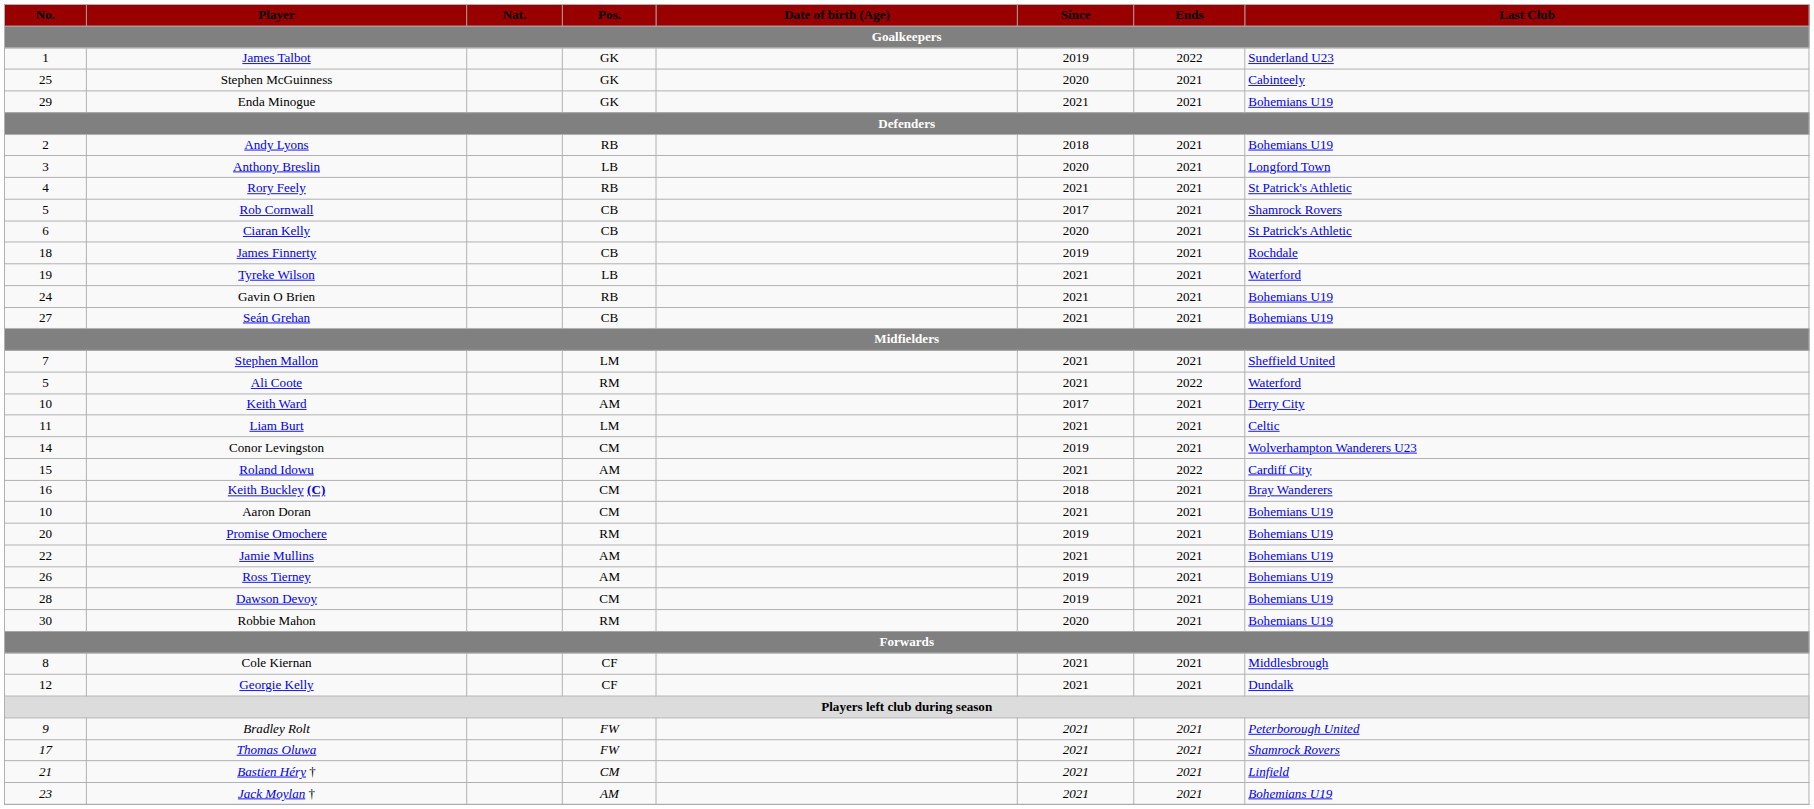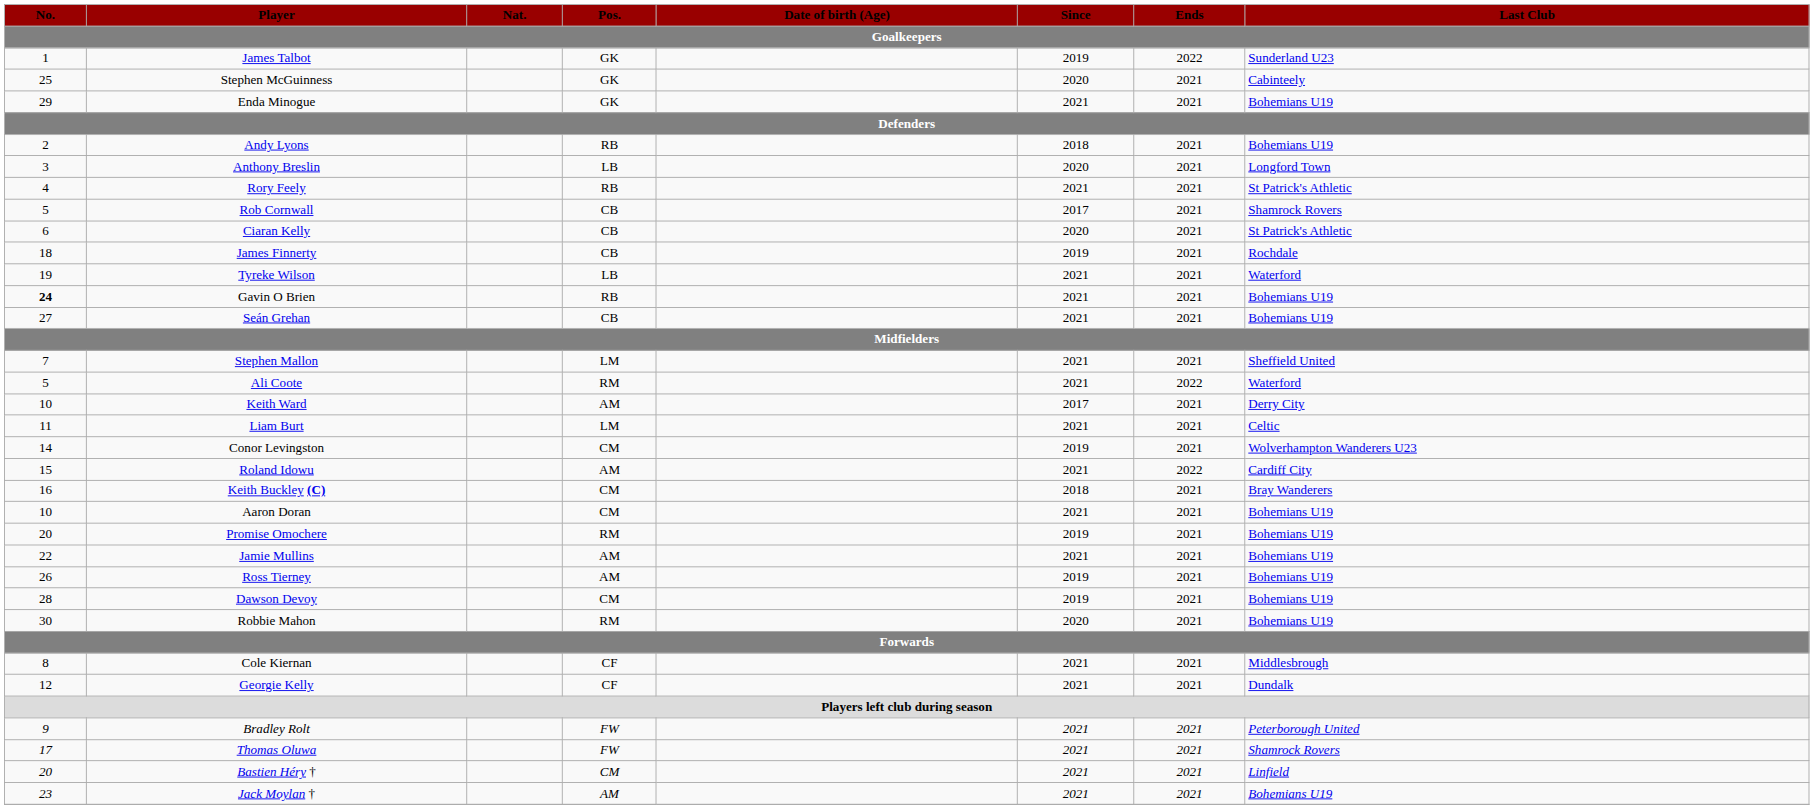(45, 296) normal -> (45, 296) bold
(45, 772) 21 -> (45, 772) 20
